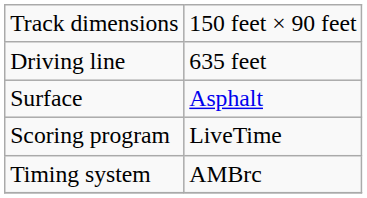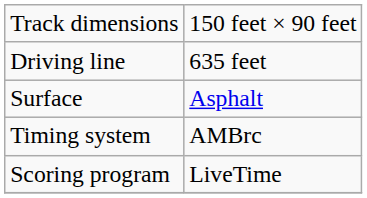rows swapped: (80, 173) <-> (90, 135)
